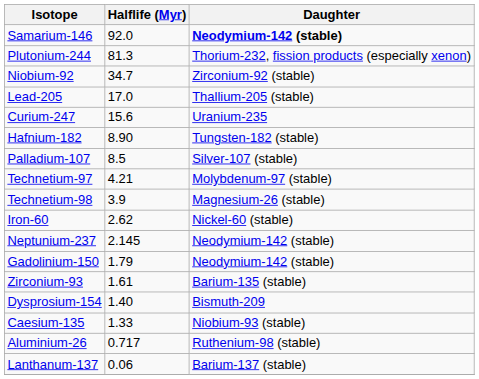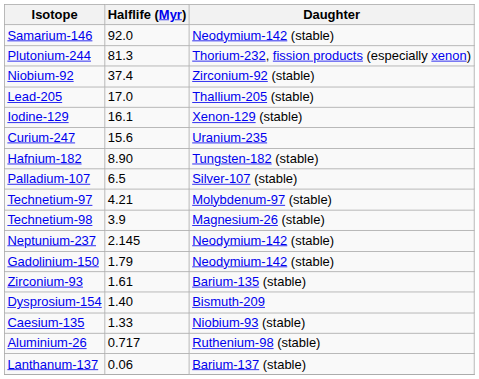(267, 35) bold -> (263, 35) normal
(120, 76) 34.7 -> (120, 76) 37.4
+ row: (38, 117)
(117, 158) 8.5 -> (117, 179) 6.5
- row: (28, 220)
